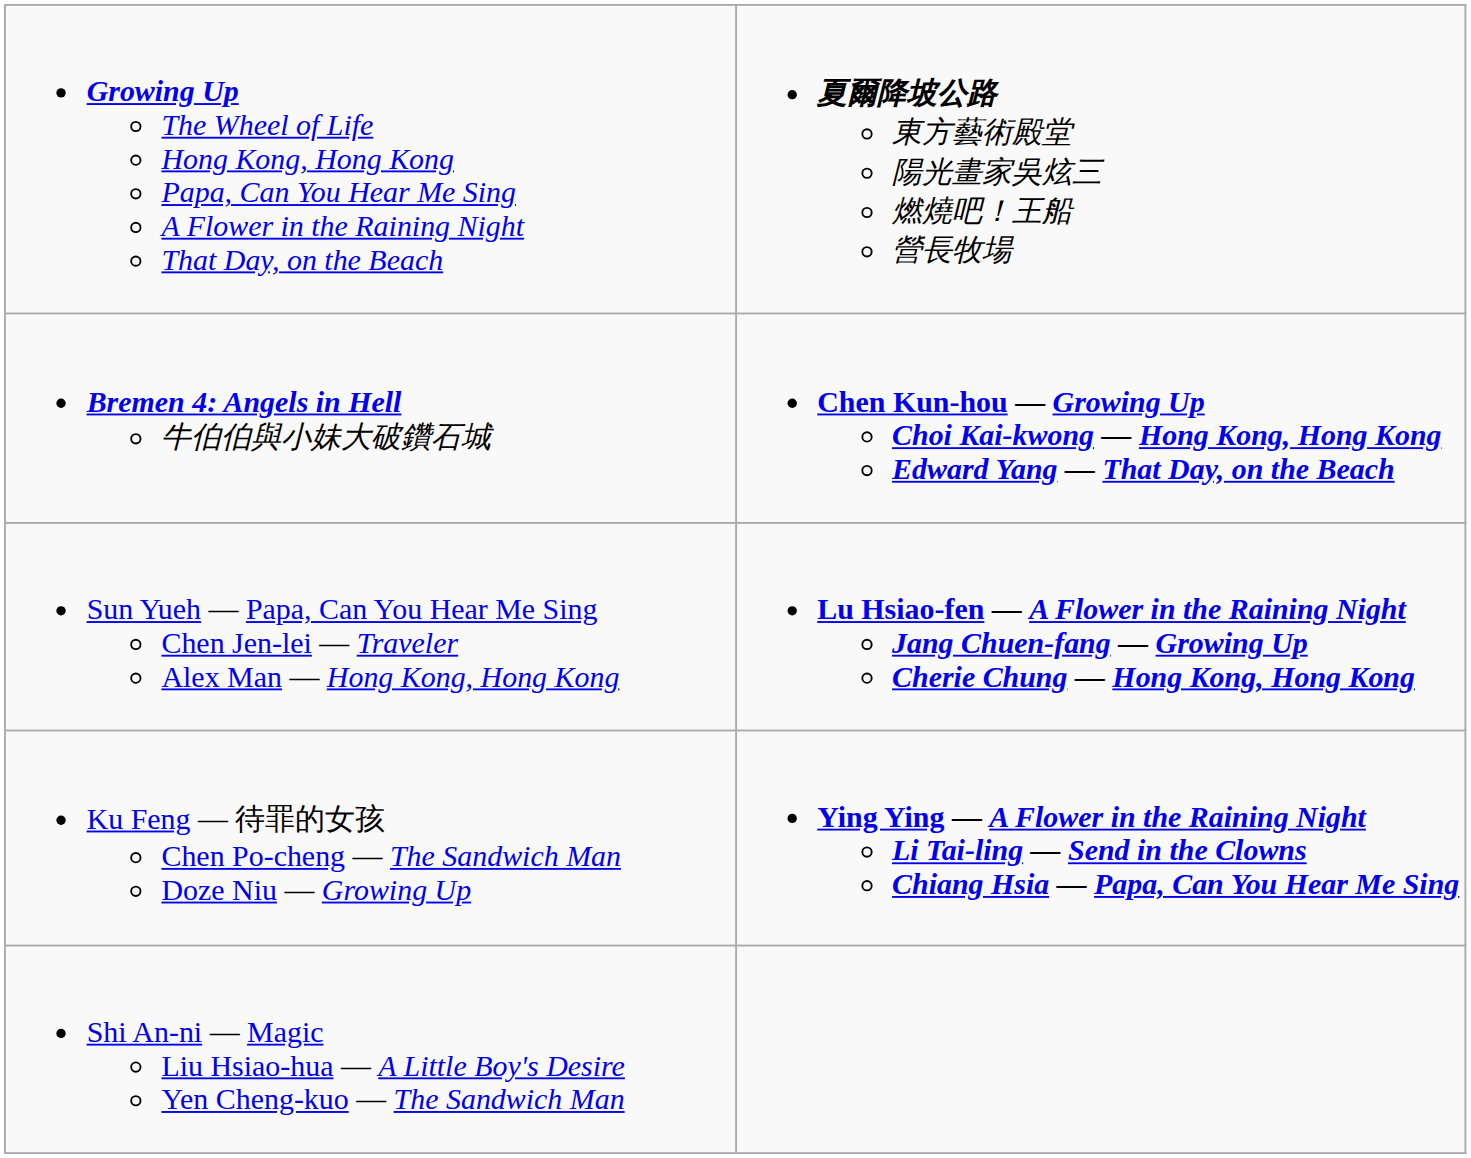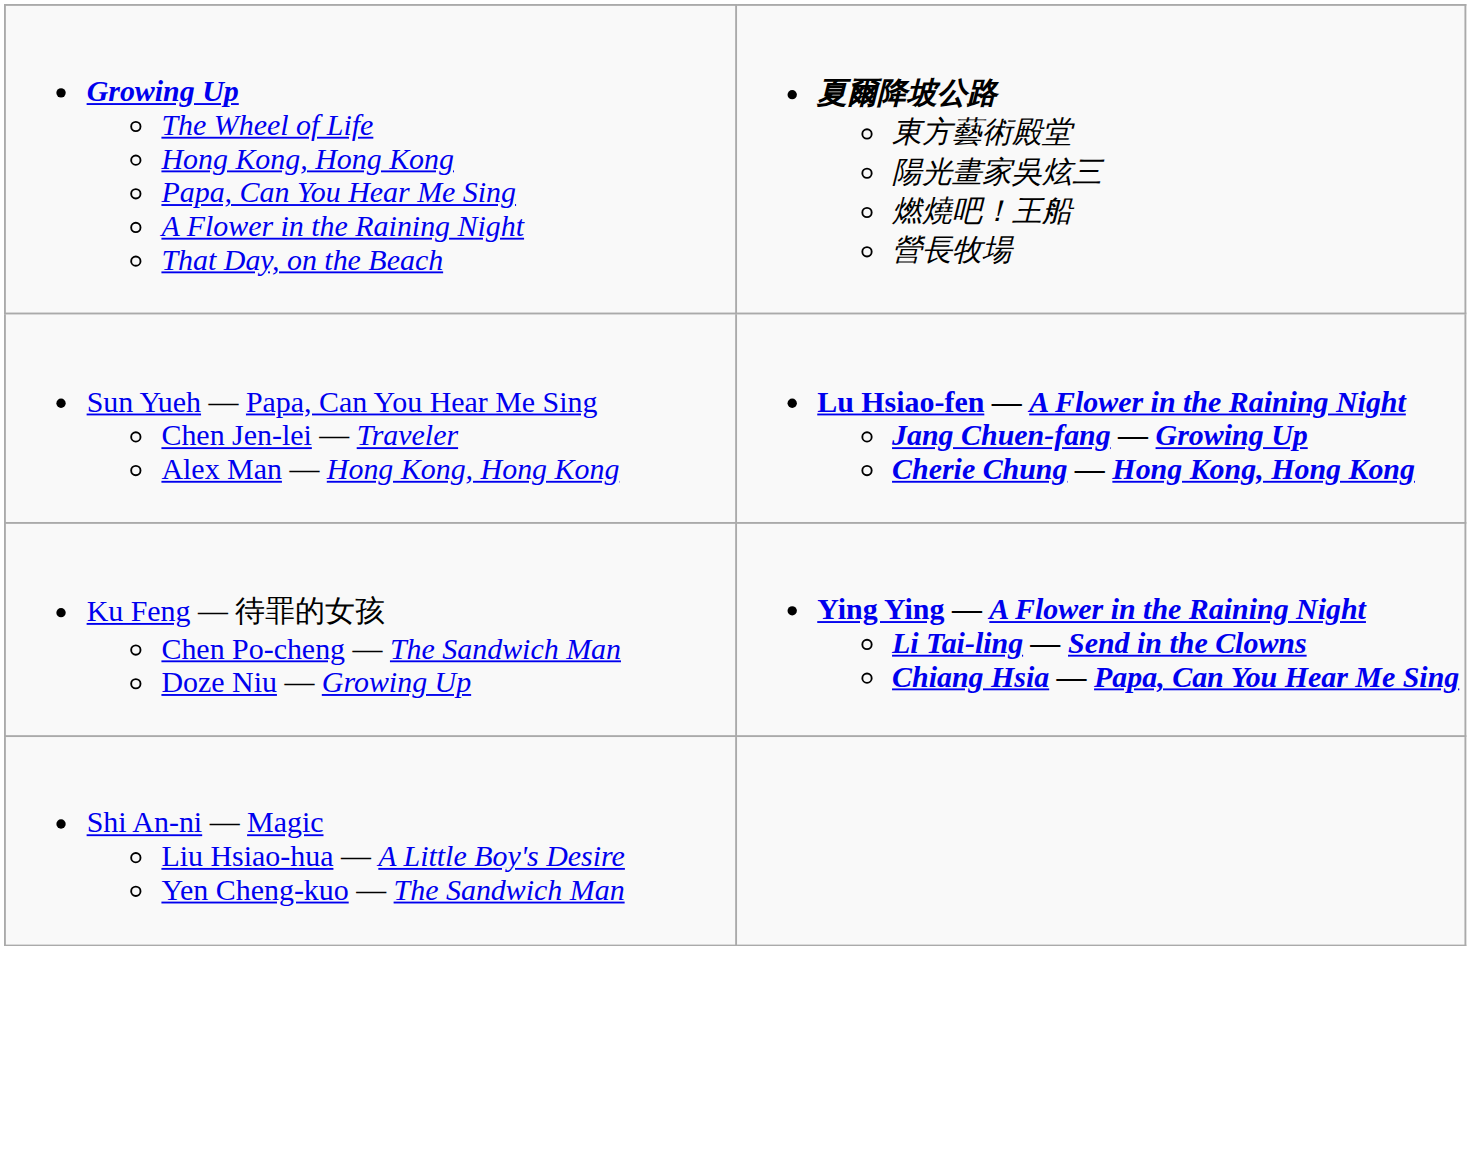- row: (370, 421)
